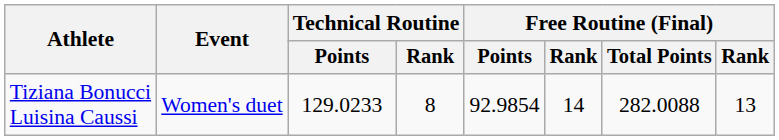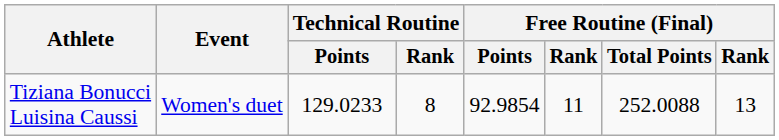(573, 104) 14 -> (573, 104) 11
(659, 104) 282.0088 -> (659, 104) 252.0088
